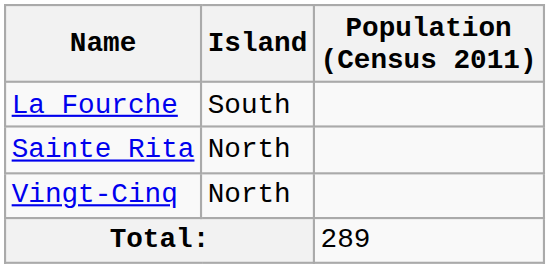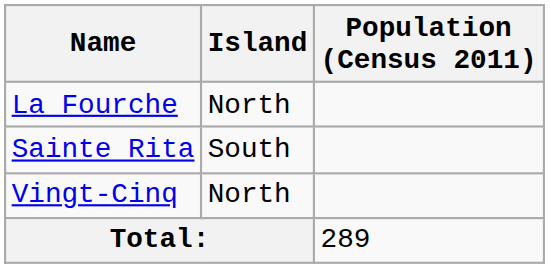(249, 105) South -> (249, 105) North
(249, 150) North -> (249, 150) South
